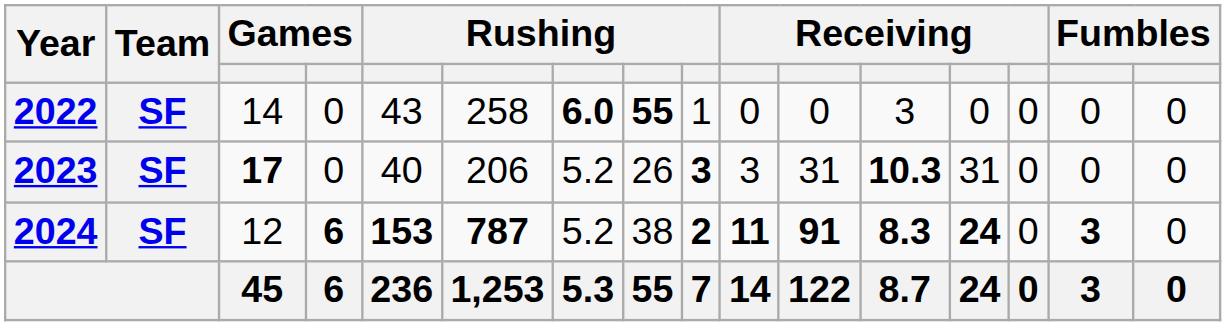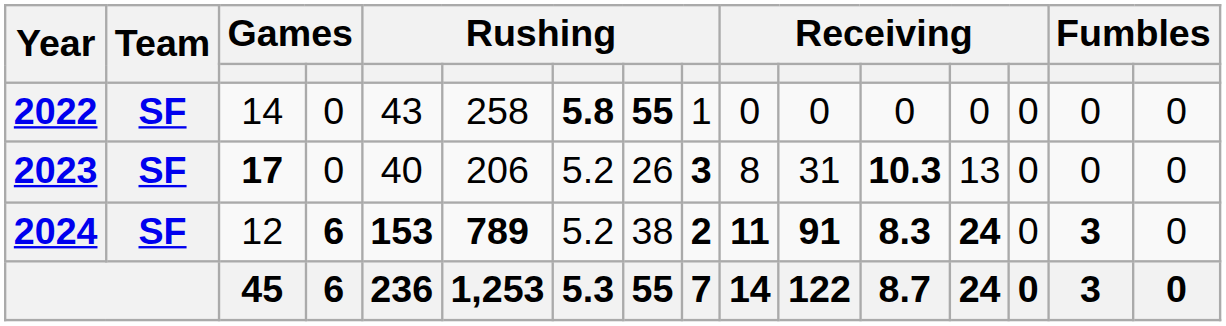(588, 111) 6.0 -> (588, 111) 5.8
(905, 111) 3 -> (905, 111) 0
(750, 170) 3 -> (750, 170) 8
(980, 170) 31 -> (980, 170) 13
(497, 230) 787 -> (497, 230) 789
